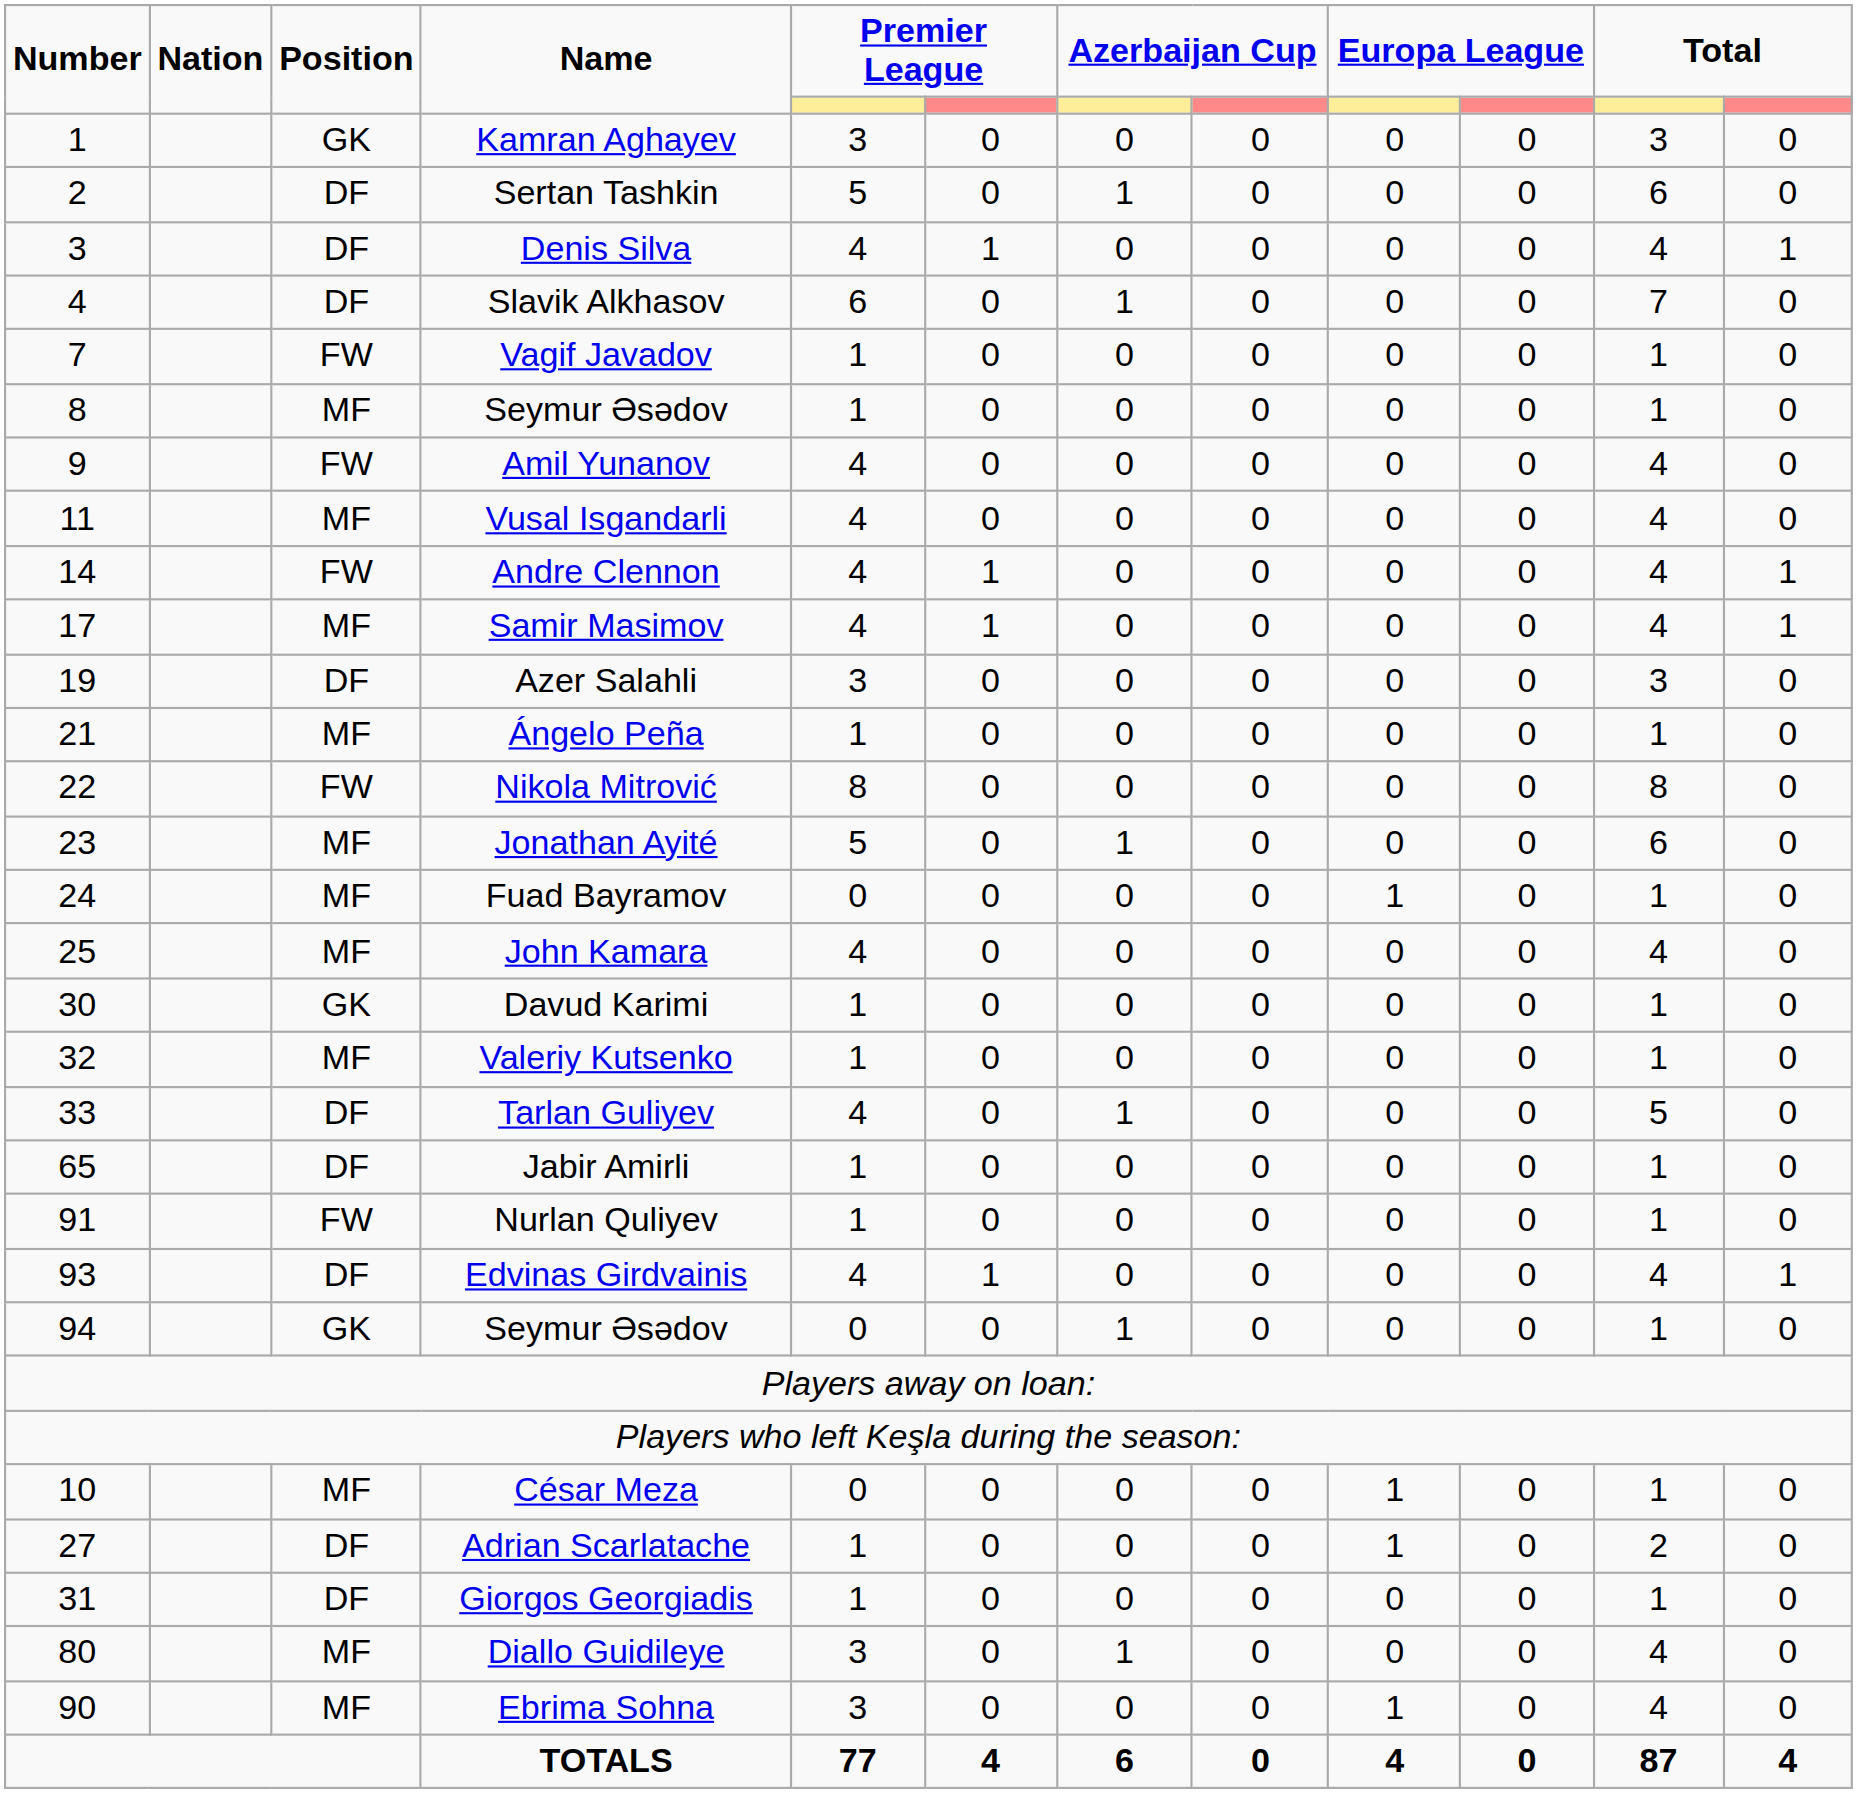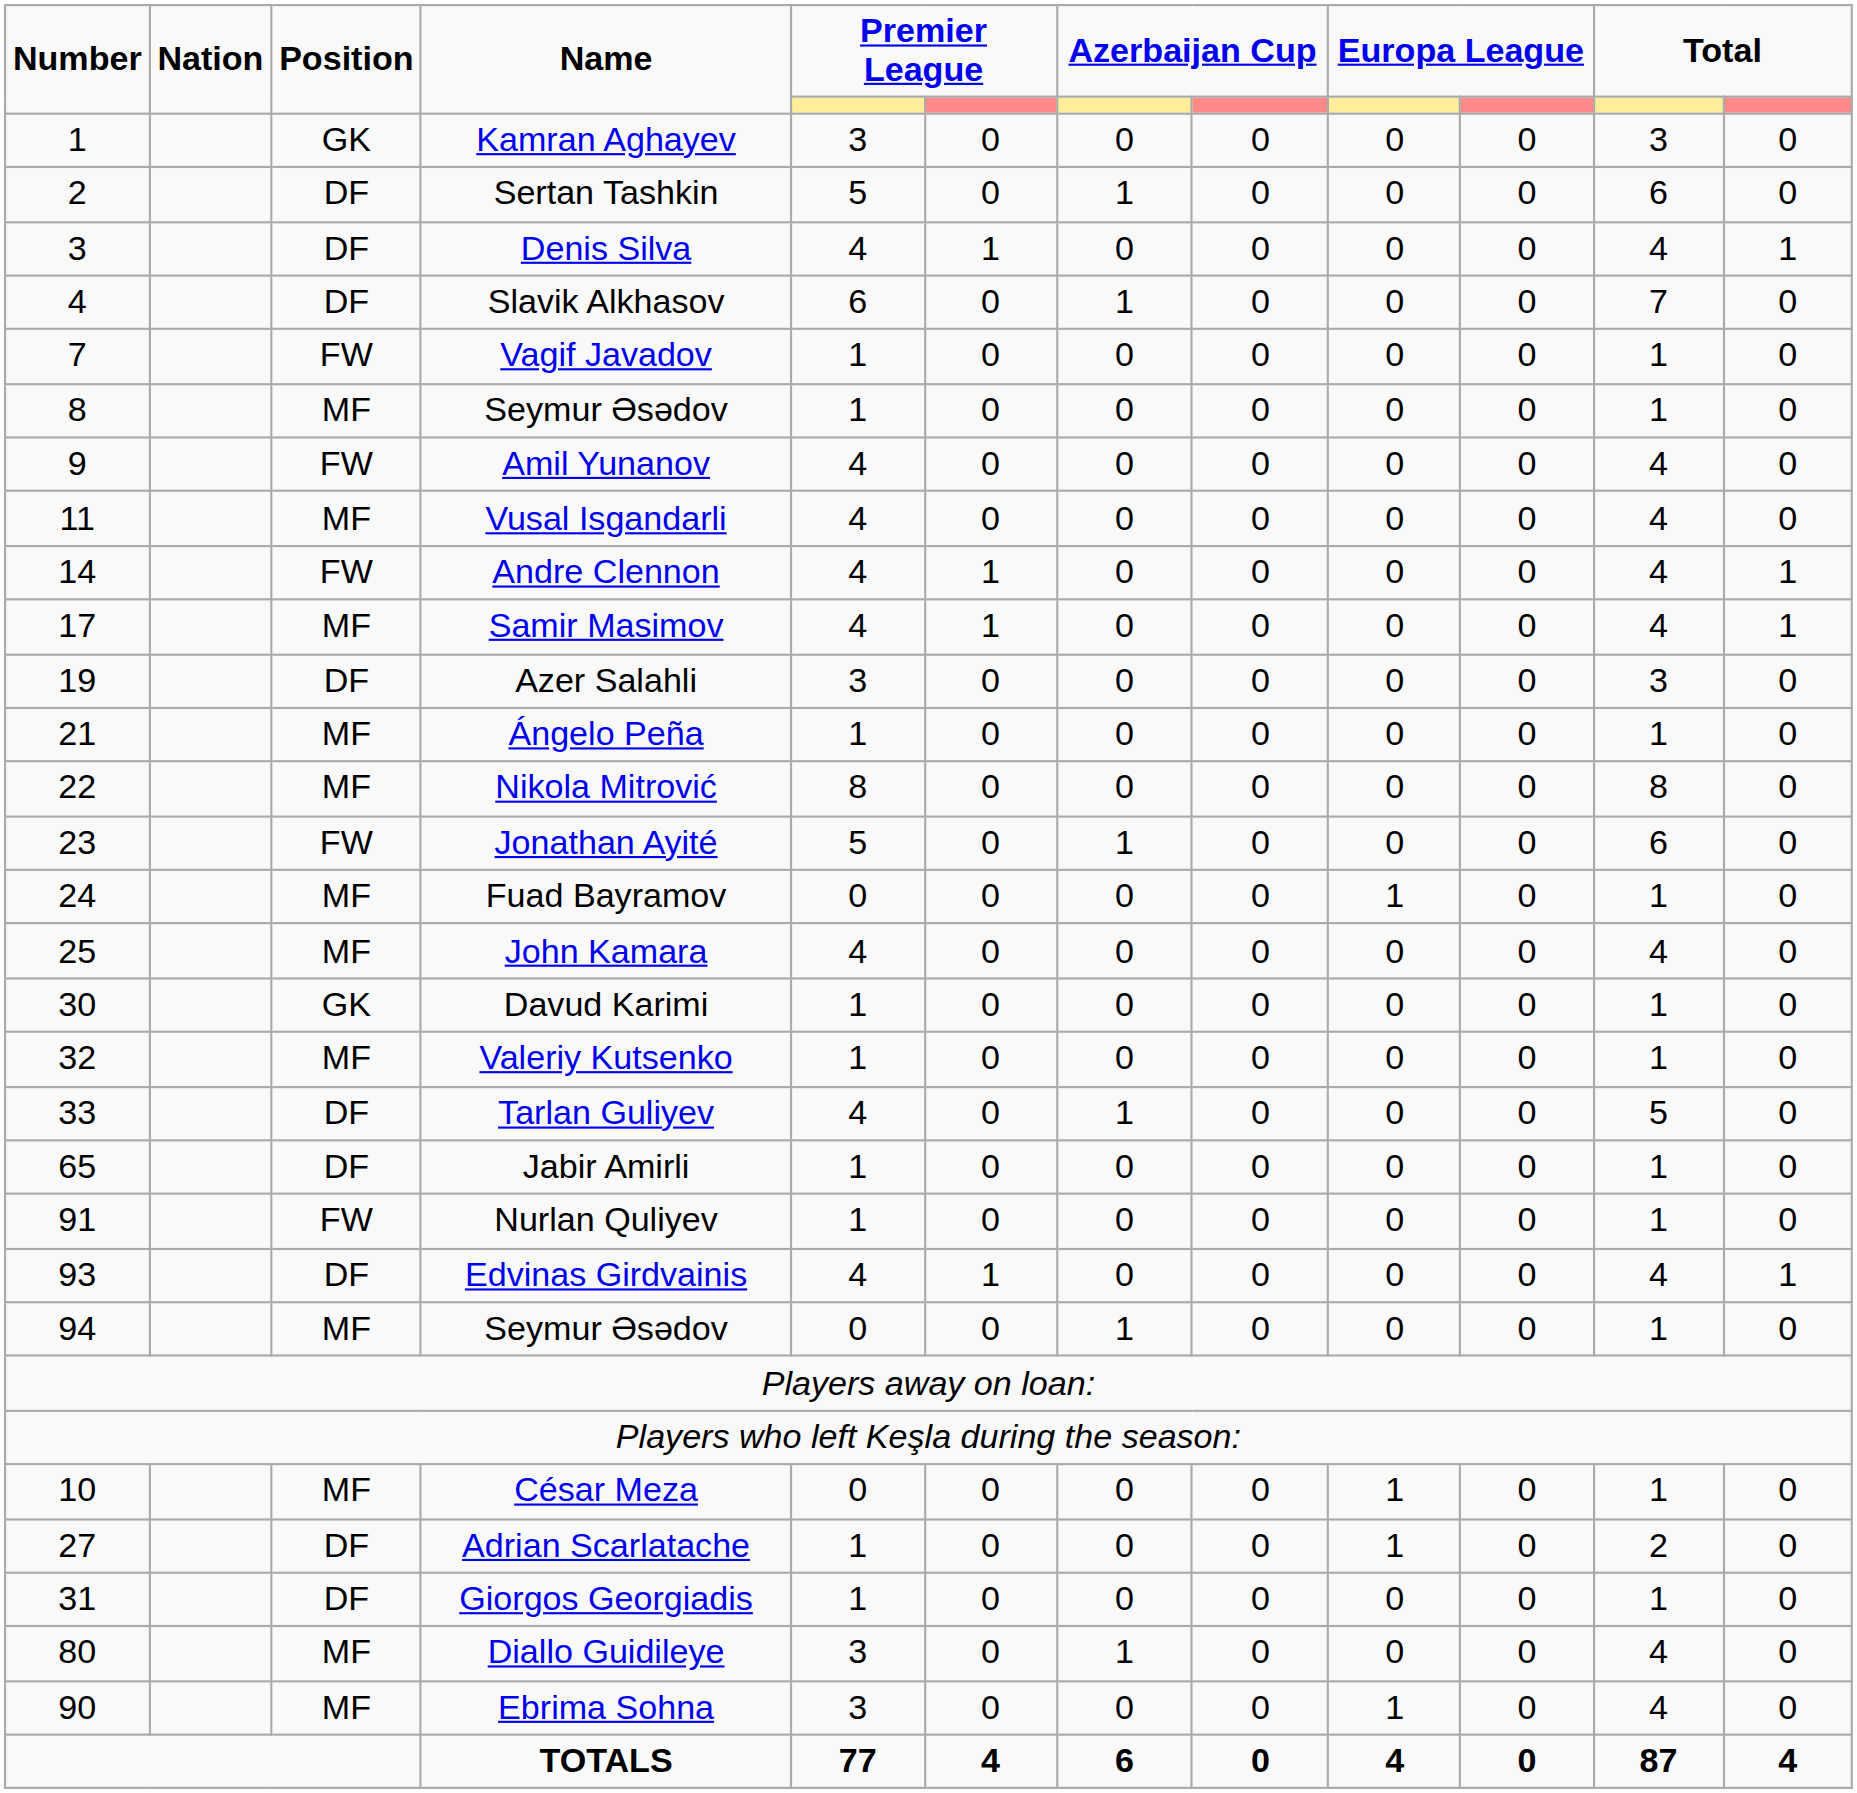(346, 788) FW -> (346, 788) MF
(346, 842) MF -> (346, 842) FW
(346, 1328) GK -> (346, 1328) MF
